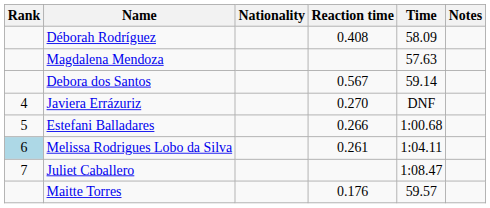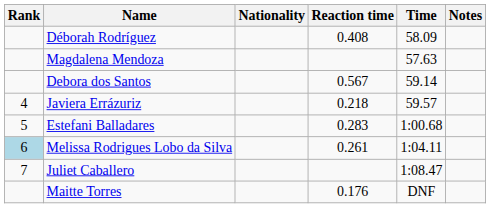(353, 103) 0.270 -> (353, 103) 0.218
(421, 103) DNF -> (421, 103) 59.57
(353, 125) 0.266 -> (353, 125) 0.283
(421, 192) 59.57 -> (421, 192) DNF
